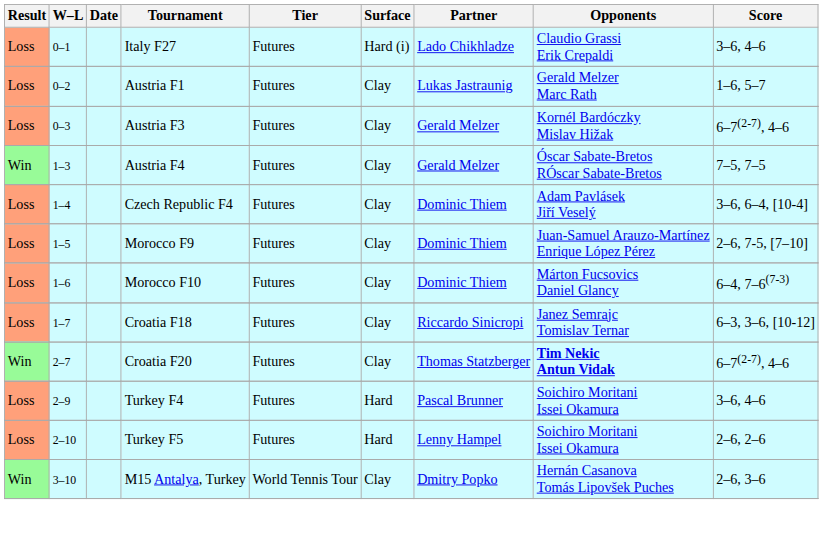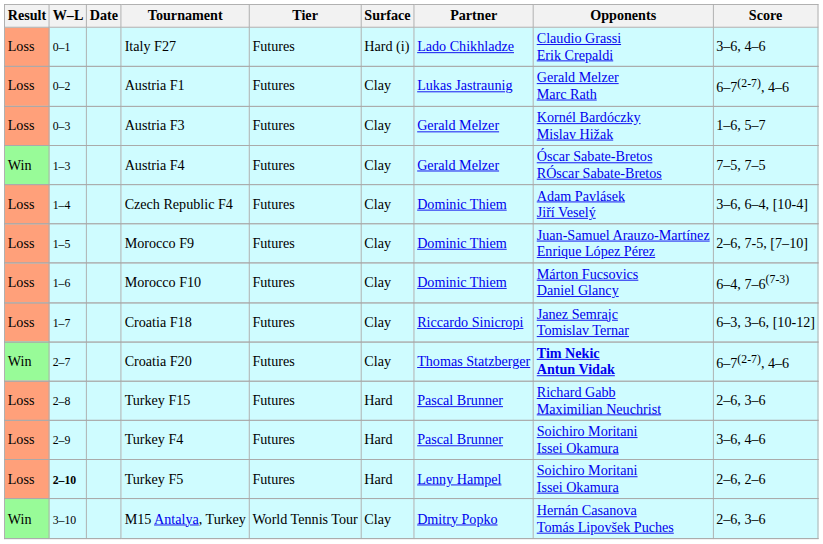(741, 85) 1–6, 5–7 -> (753, 85) 6–7(2-7), 4–6
(753, 125) 6–7(2-7), 4–6 -> (741, 125) 1–6, 5–7
+ row: (158, 400)
(64, 440) normal -> (64, 478) bold
